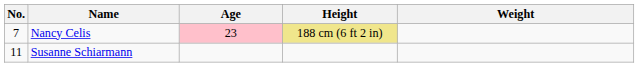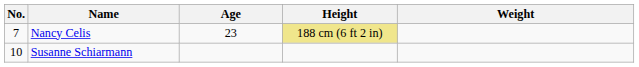(231, 33) pink background -> (231, 33) no background
(16, 52) 11 -> (16, 52) 10
